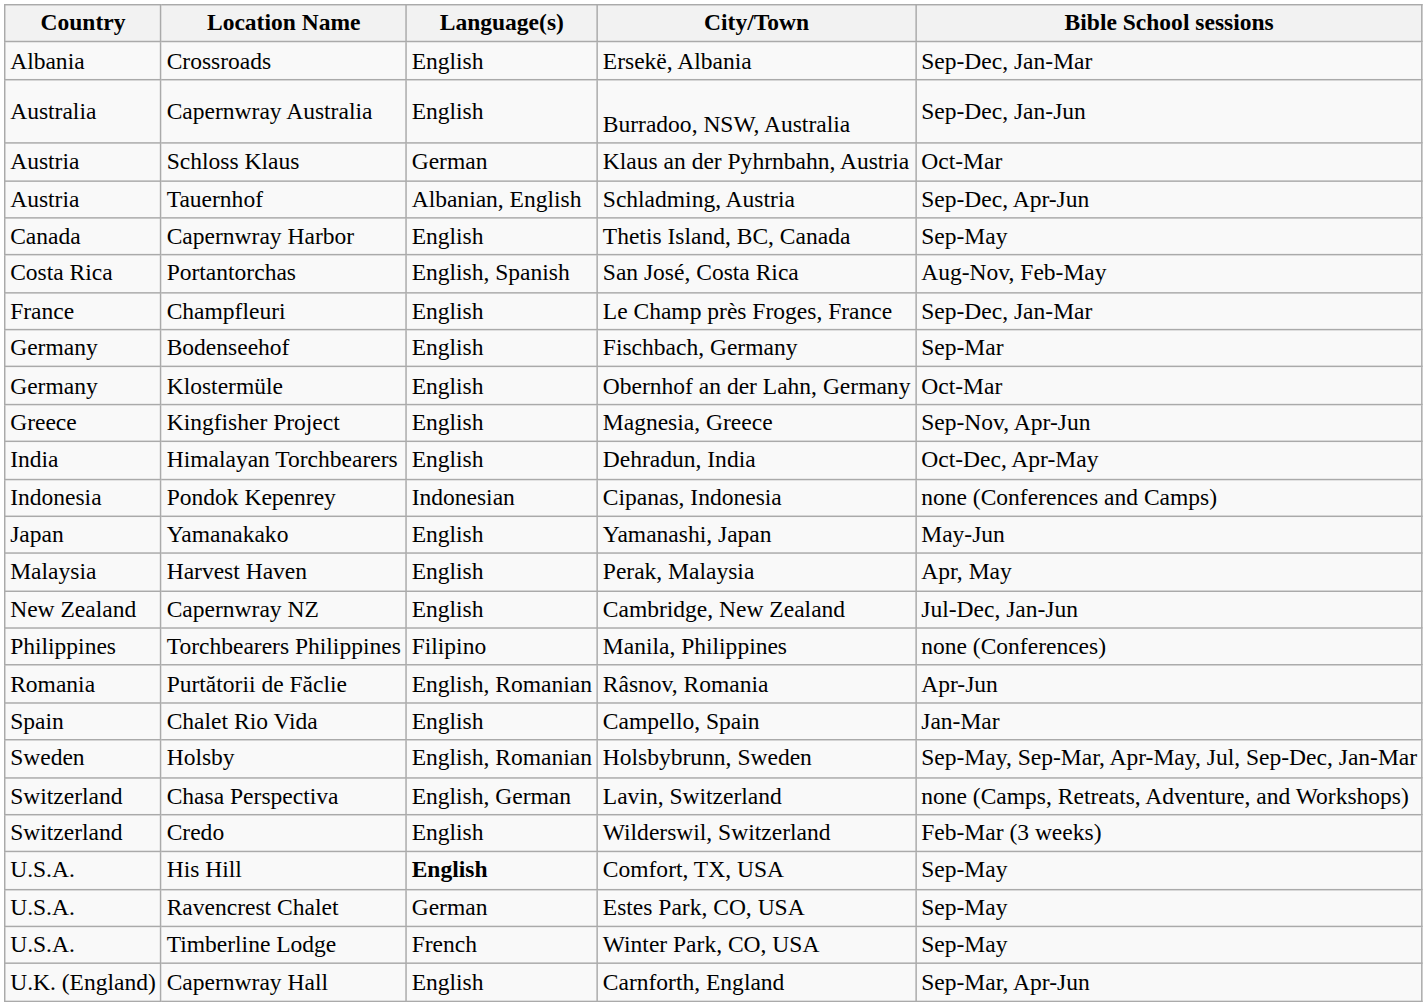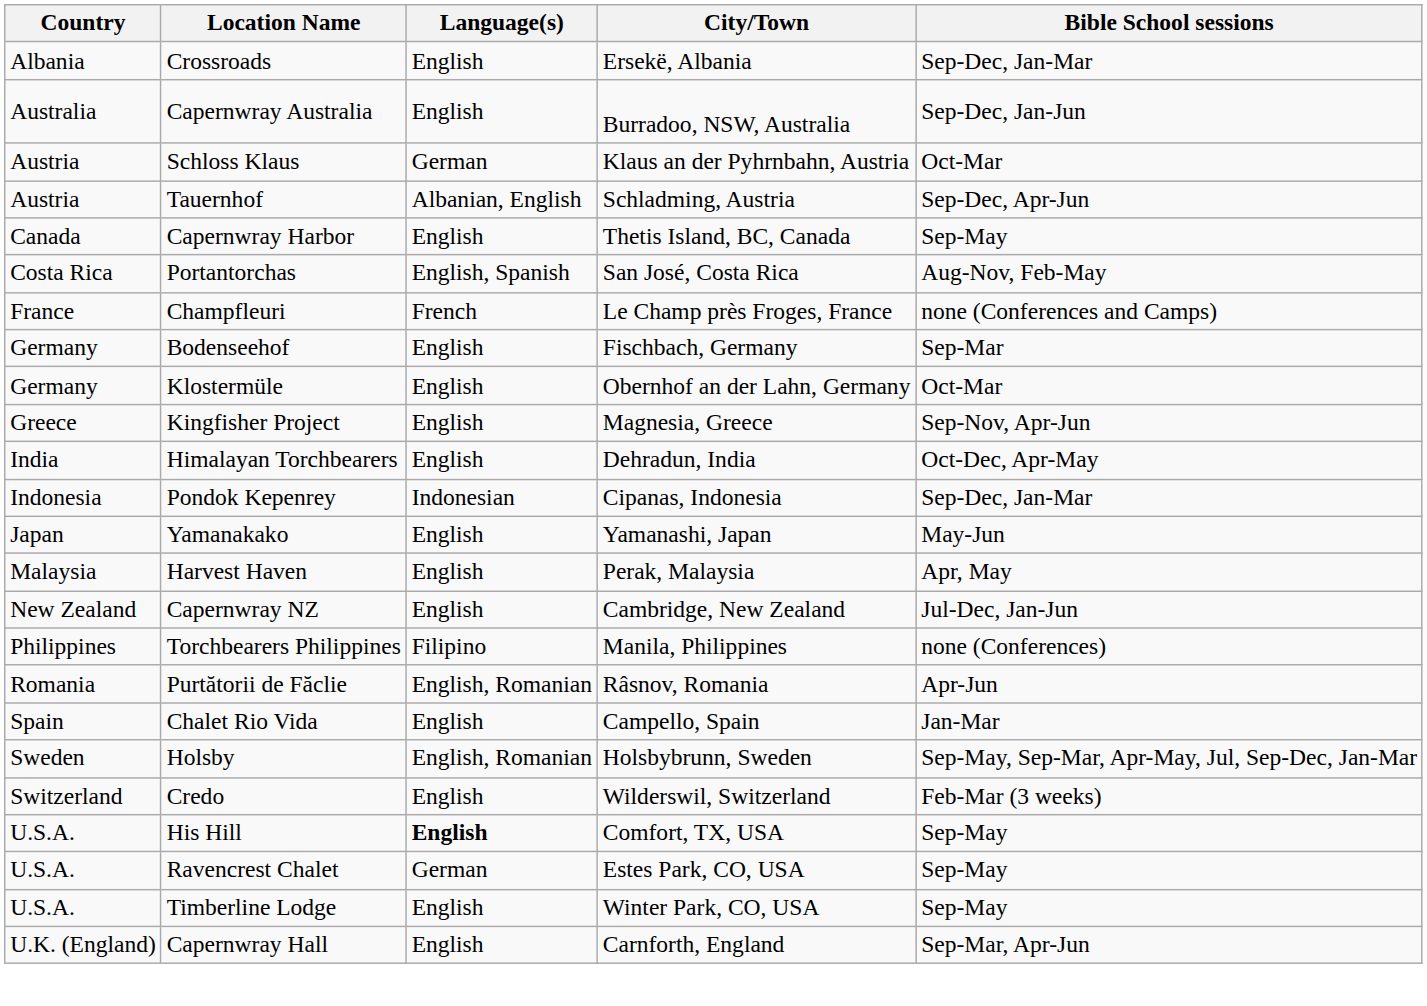(448, 310) English -> (444, 310) French
(1007, 310) Sep-Dec, Jan-Mar -> (1069, 310) none (Conferences and Camps)
(1069, 497) none (Conferences and Camps) -> (1007, 497) Sep-Dec, Jan-Mar
- row: (253, 795)
(444, 944) French -> (448, 907) English
